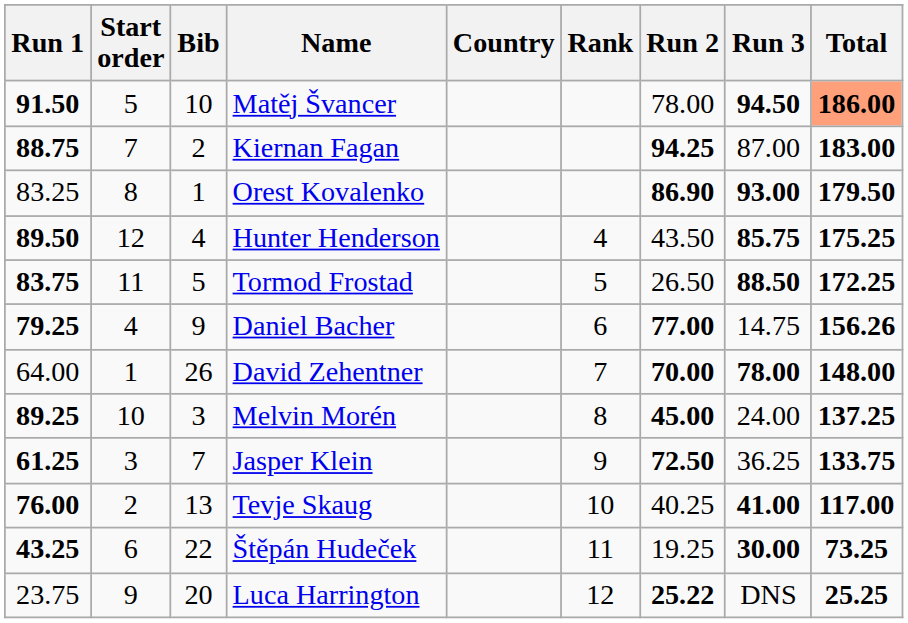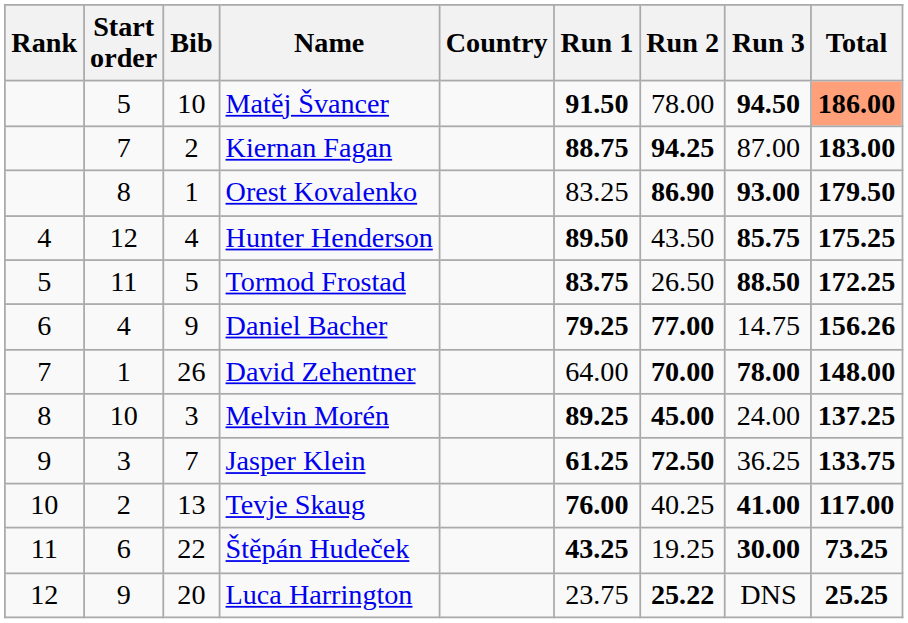columns swapped: (600, 42) <-> (48, 42)
